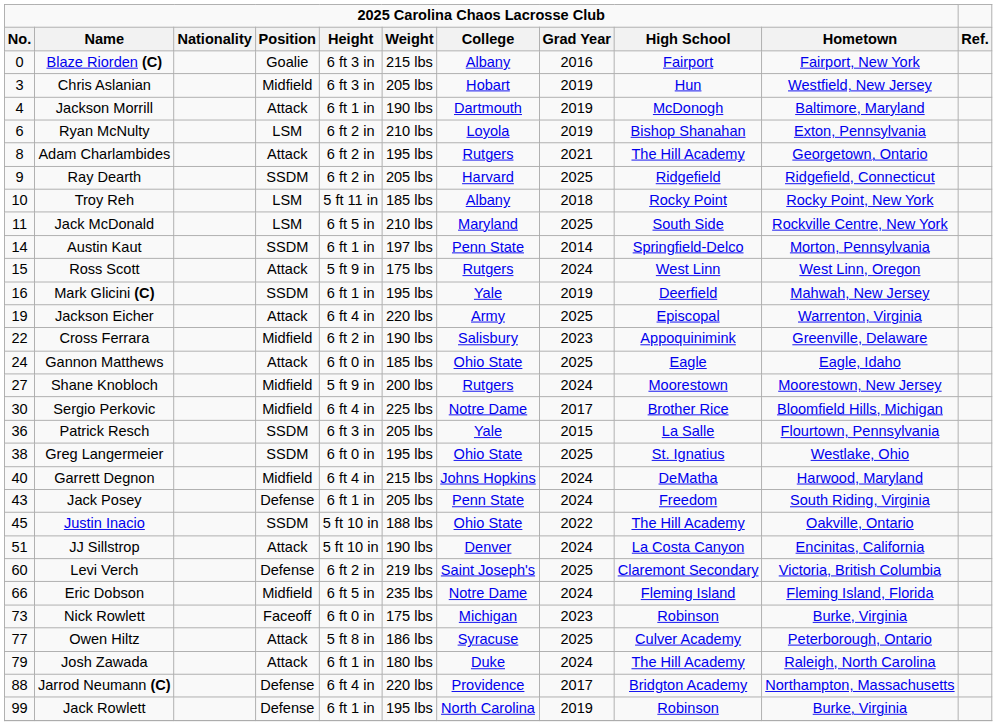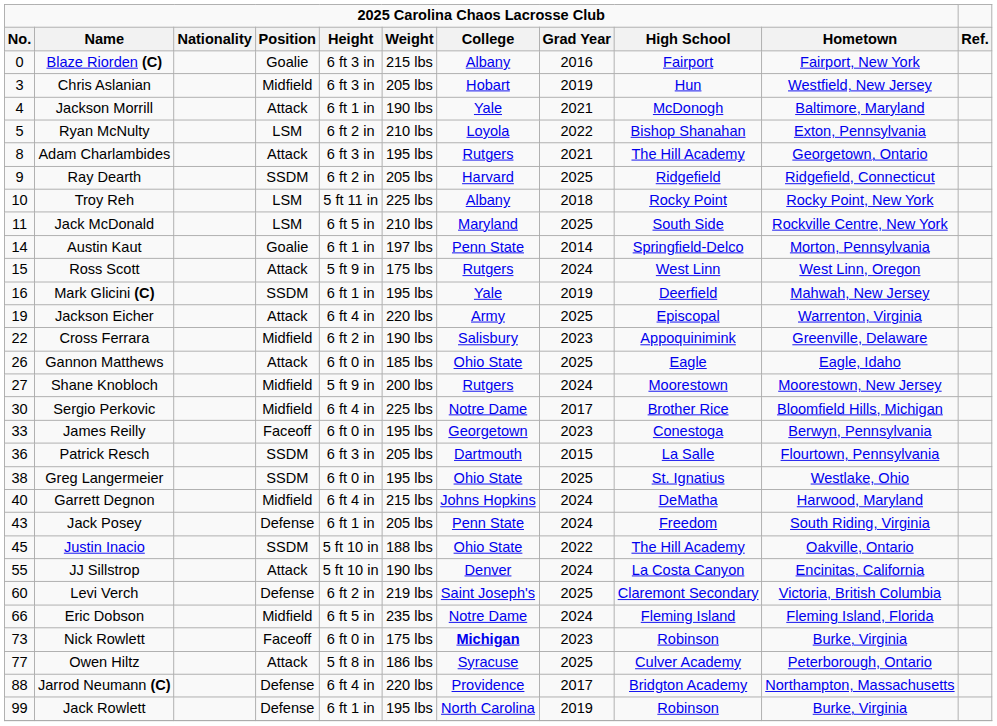(488, 108) Dartmouth -> (488, 108) Yale
(577, 108) 2019 -> (577, 108) 2021
(20, 131) 6 -> (20, 131) 5
(577, 131) 2019 -> (577, 131) 2022
(351, 154) 6 ft 2 in -> (351, 154) 6 ft 3 in
(409, 200) 185 lbs -> (409, 200) 225 lbs
(287, 246) SSDM -> (287, 246) Goalie
(20, 362) 24 -> (20, 362) 26
+ row: (104, 431)
(488, 431) Yale -> (488, 454) Dartmouth
(20, 547) 51 -> (20, 570) 55
(488, 616) normal -> (488, 639) bold
- row: (104, 662)
